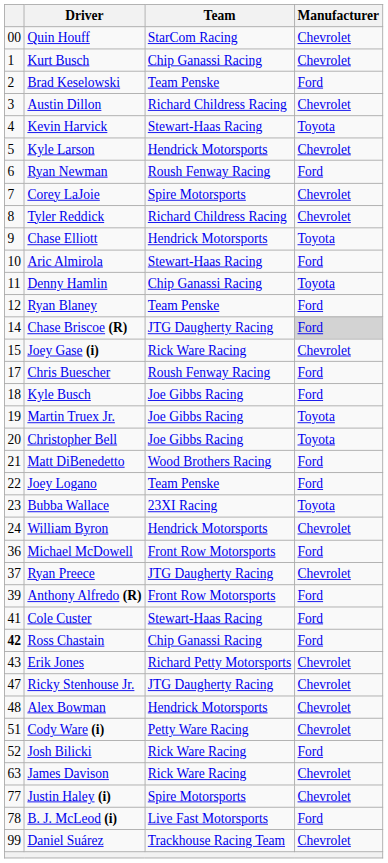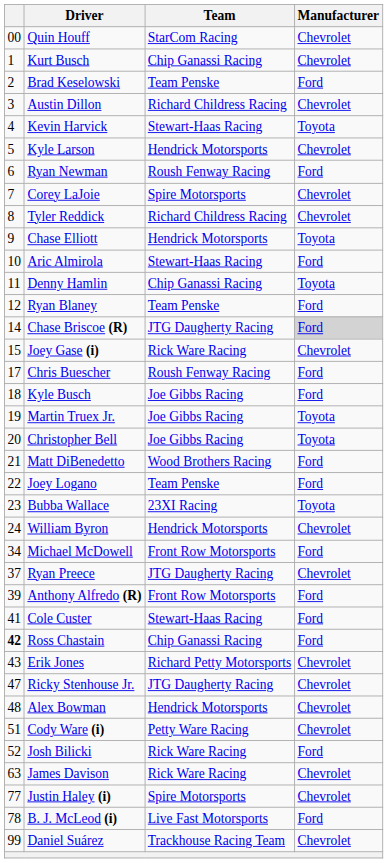(14, 551) 36 -> (14, 551) 34
